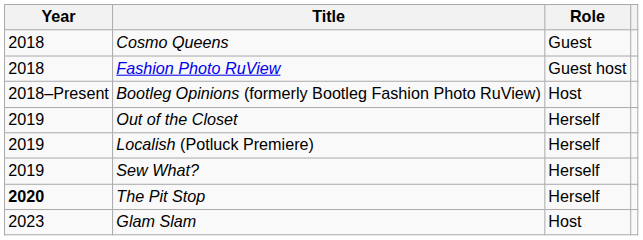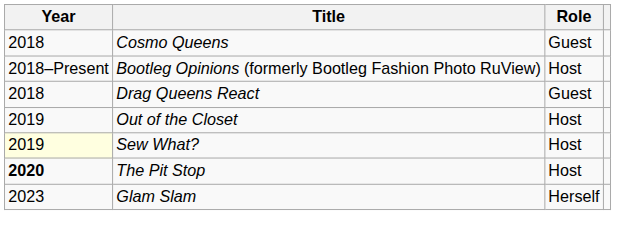- row: (198, 68)
+ row: (188, 94)
(574, 119) Herself -> (565, 119) Host
- row: (215, 145)
(26, 171) no background -> (26, 145) lightyellow background
(574, 171) Herself -> (565, 145) Host
(574, 196) Herself -> (565, 171) Host
(565, 222) Host -> (574, 196) Herself
